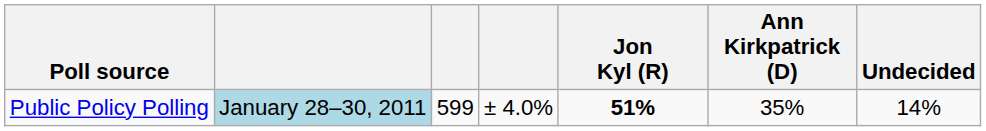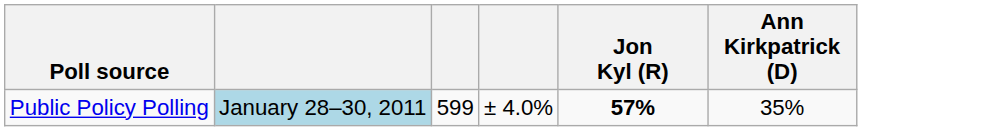- column: (919, 72)
(633, 107) 51% -> (633, 107) 57%
